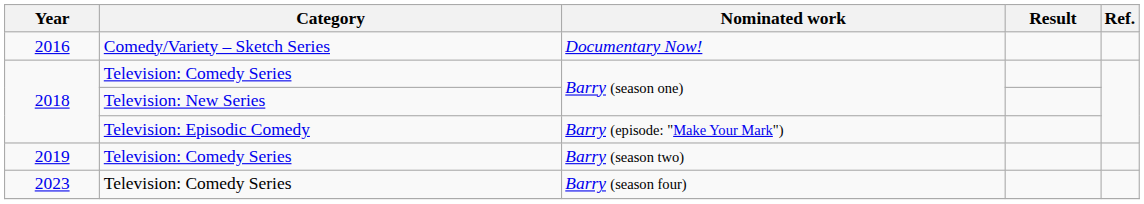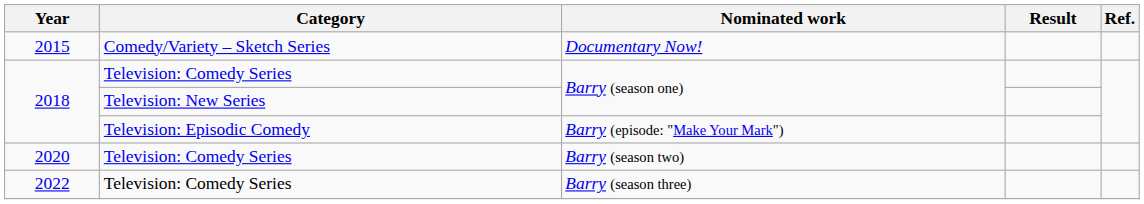(52, 45) 2016 -> (52, 45) 2015
(52, 156) 2019 -> (52, 156) 2020
+ row: (198, 184)
- row: (198, 184)
